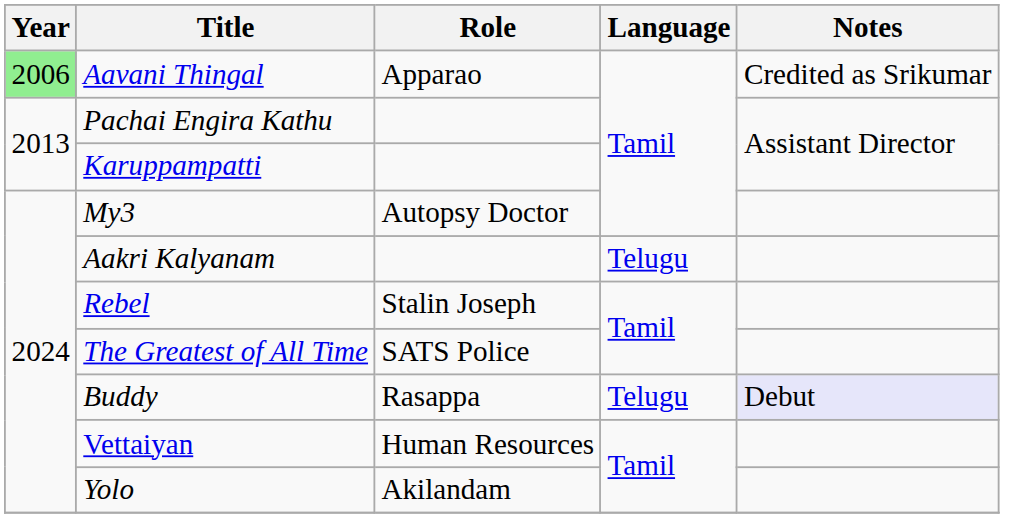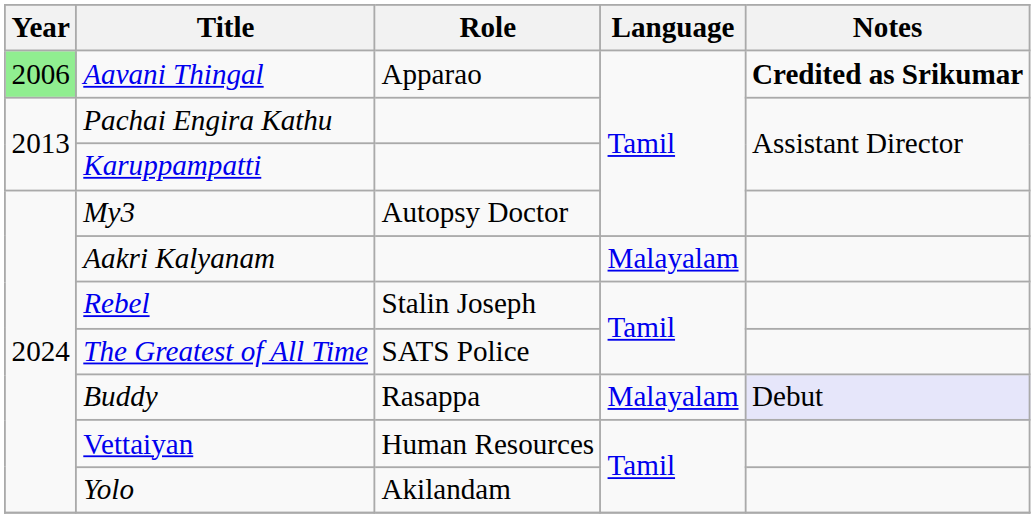(868, 73) normal -> (888, 73) bold
(648, 258) Telugu -> (673, 258) Malayalam
(648, 397) Telugu -> (673, 397) Malayalam
